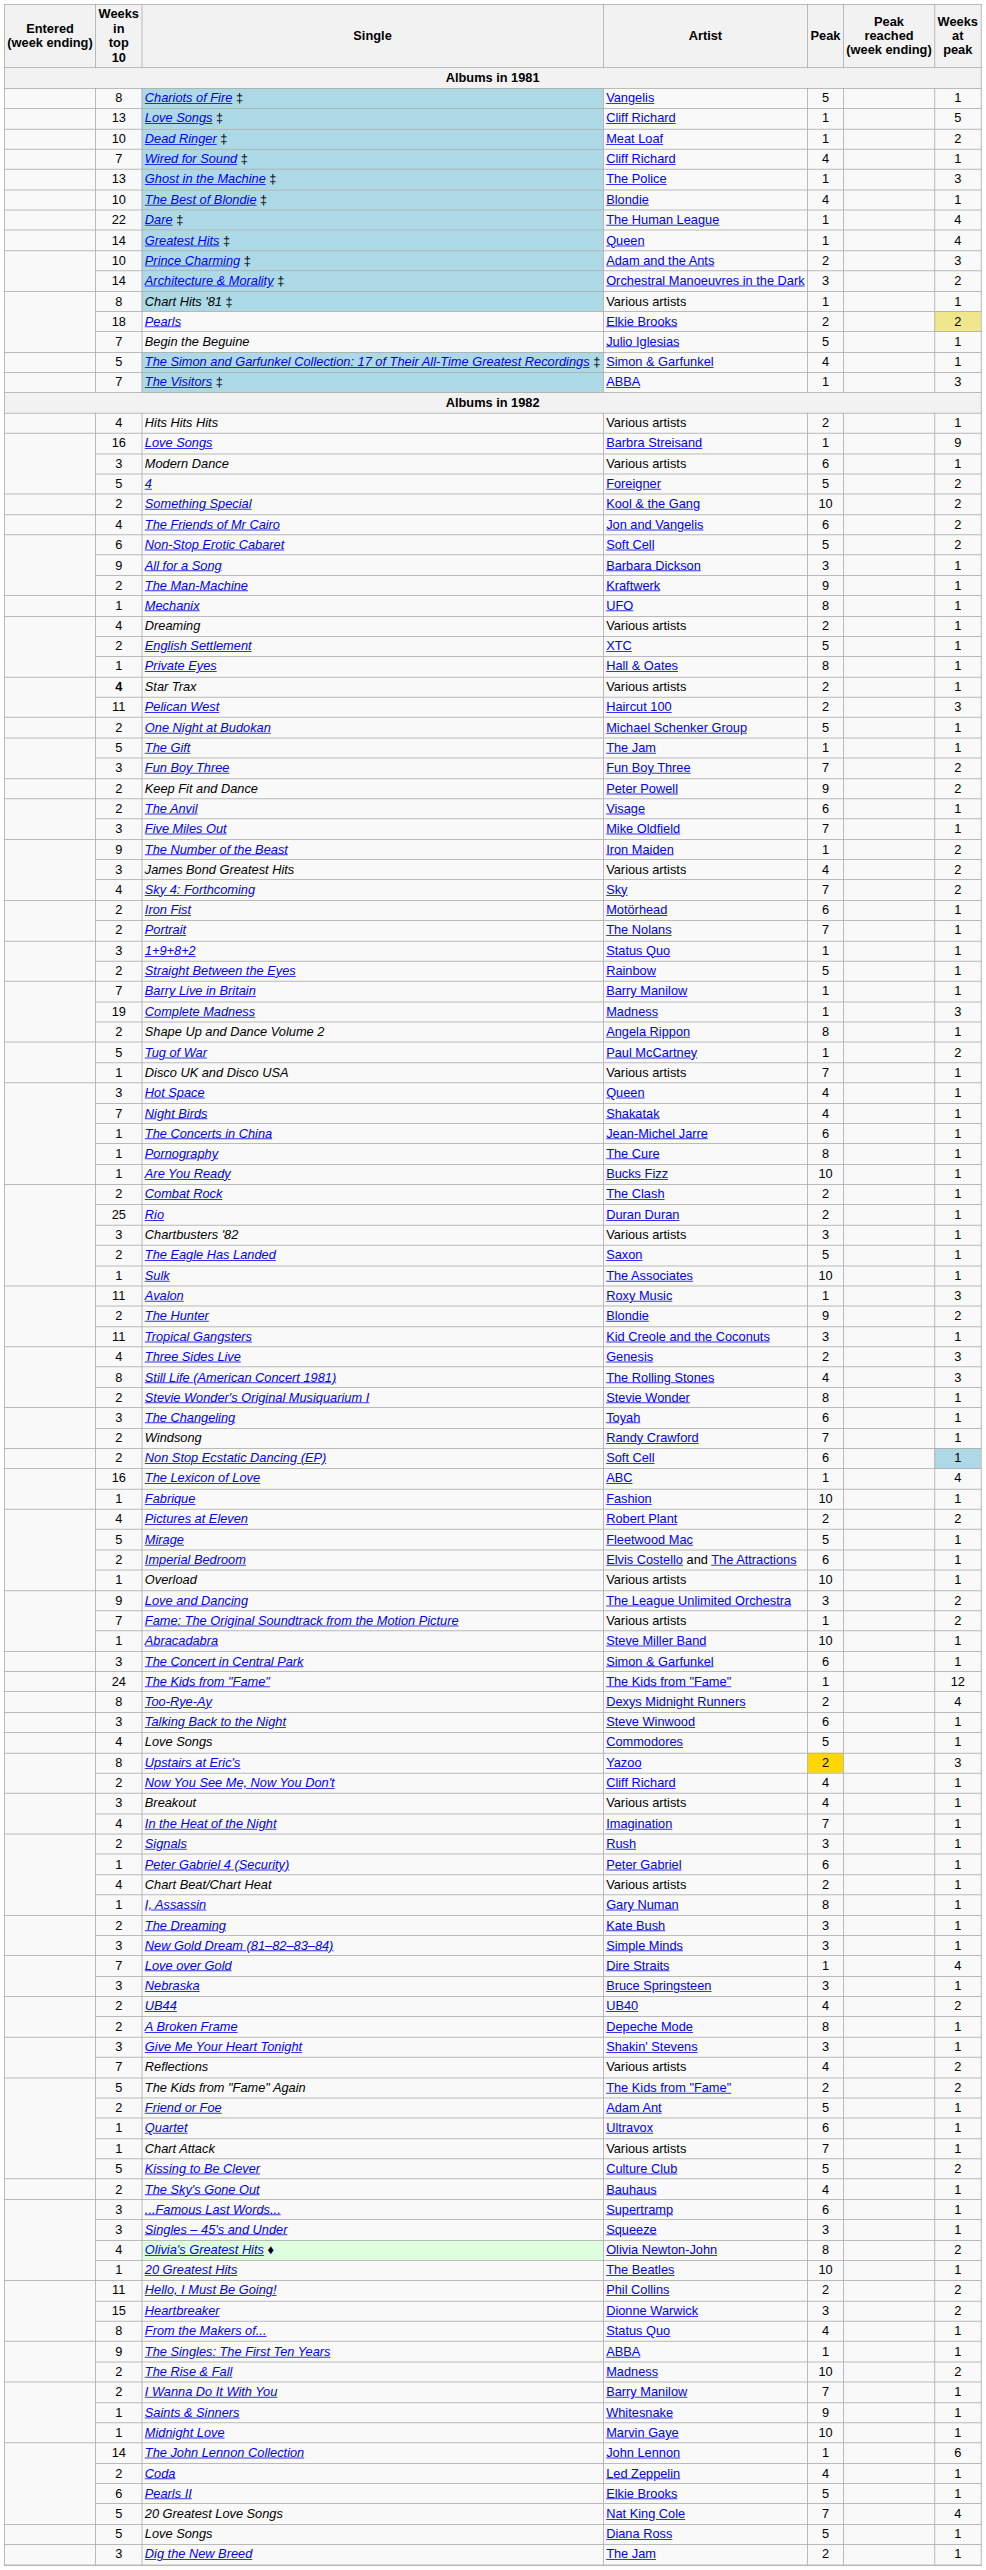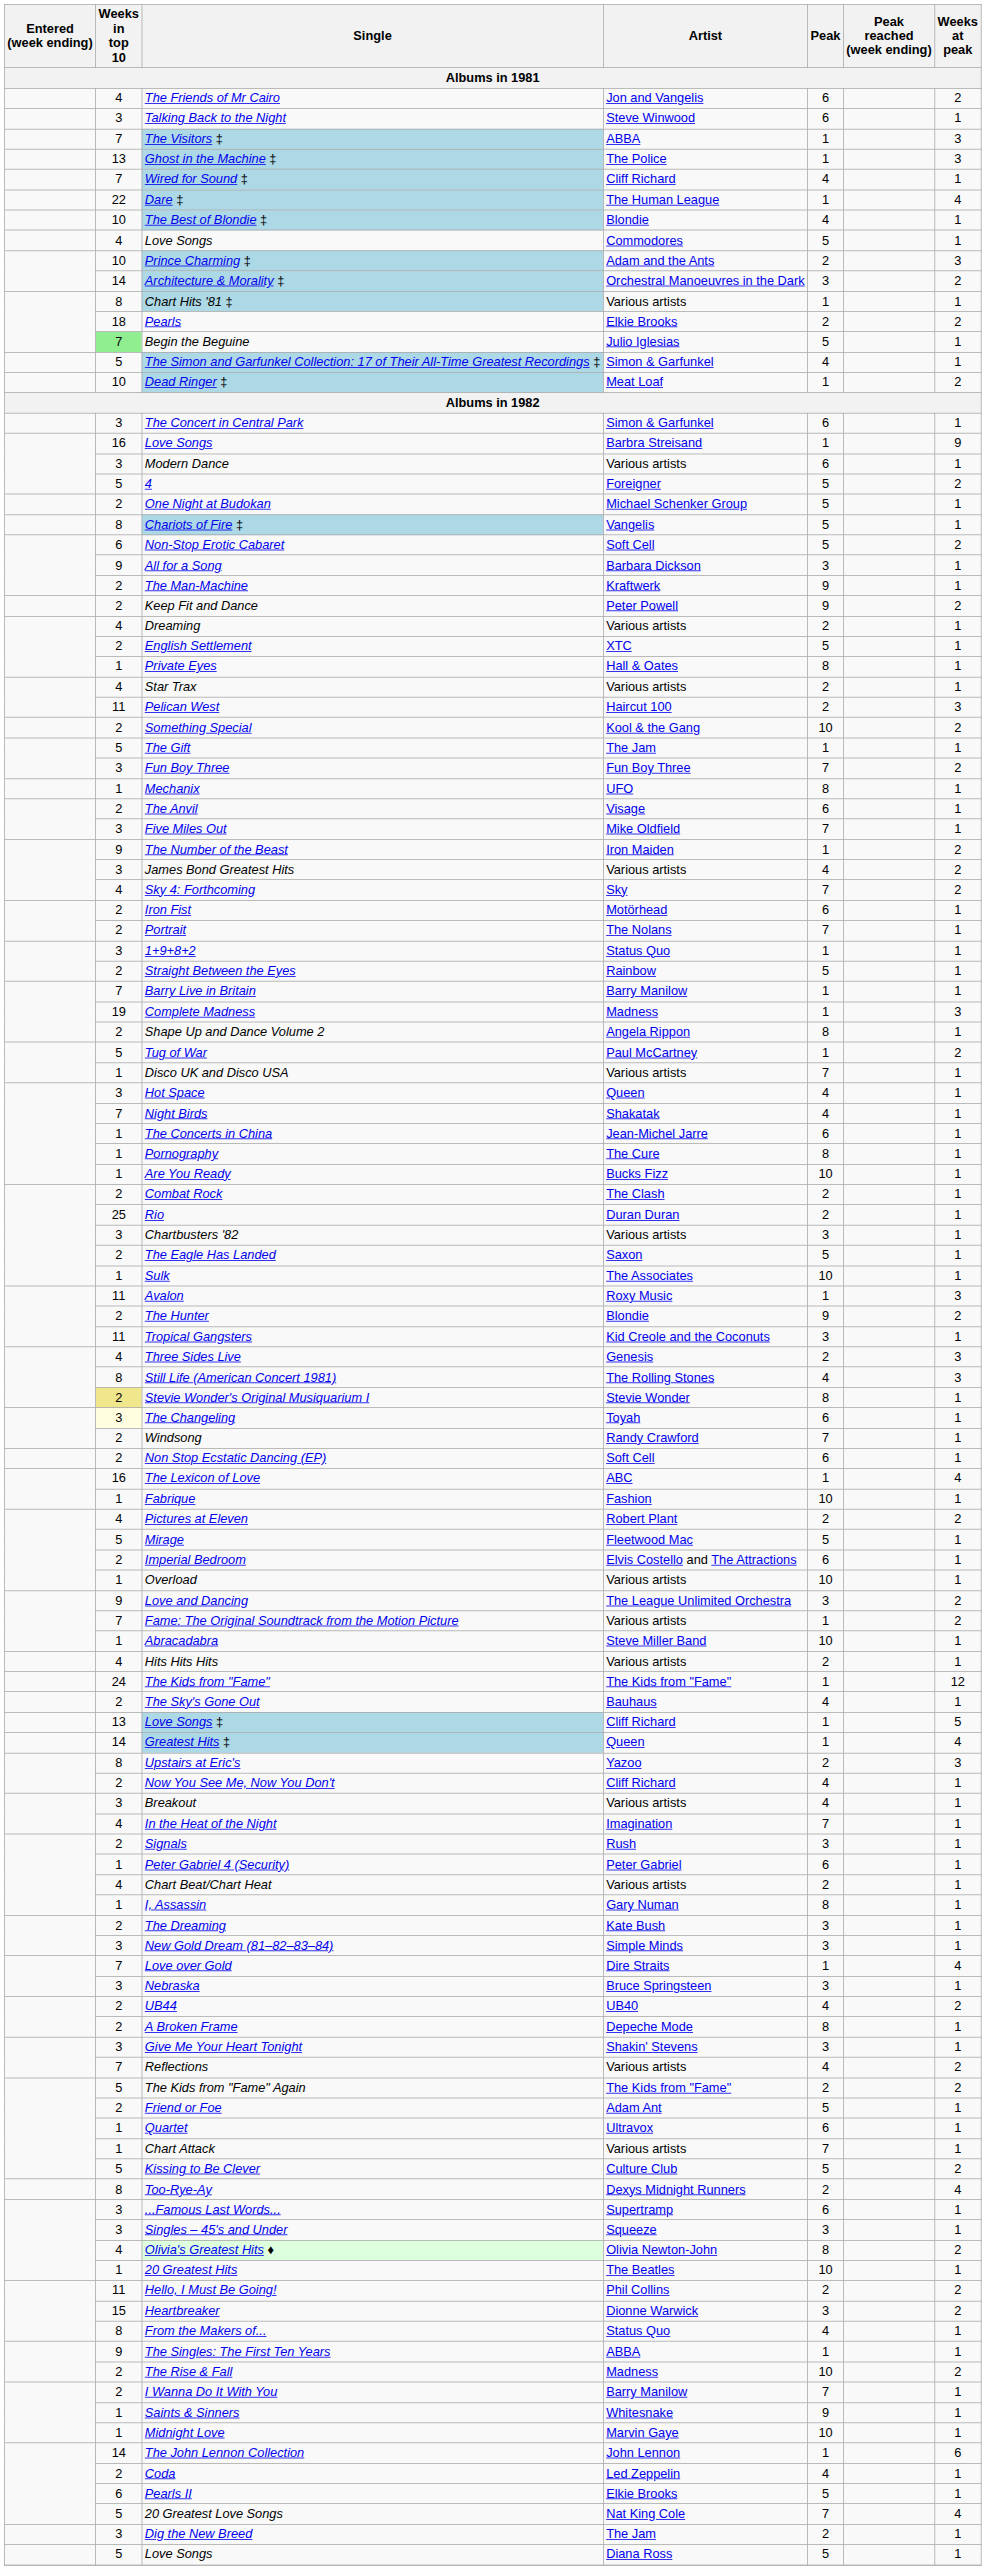rows swapped: (194, 98) <-> (212, 524)
rows swapped: (184, 118) <-> (215, 1722)
rows swapped: (186, 139) <-> (184, 382)
rows swapped: (196, 159) <-> (211, 179)
rows swapped: (164, 220) <-> (206, 199)
rows swapped: (188, 240) <-> (179, 1742)
(958, 321) khaki background -> (958, 321) no background
(119, 342) no background -> (119, 342) lightgreen background
rows swapped: (181, 423) <-> (224, 1661)
rows swapped: (198, 504) <-> (208, 727)
rows swapped: (172, 605) <-> (201, 788)
(119, 687) bold -> (119, 687) normal
(119, 1397) no background -> (119, 1397) khaki background
(119, 1417) no background -> (119, 1417) lightyellow background
(958, 1458) lightblue background -> (958, 1458) no background
rows swapped: (178, 1702) <-> (202, 2189)
(826, 1763) gold background -> (826, 1763) no background
rows swapped: (179, 2534) <-> (199, 2554)
